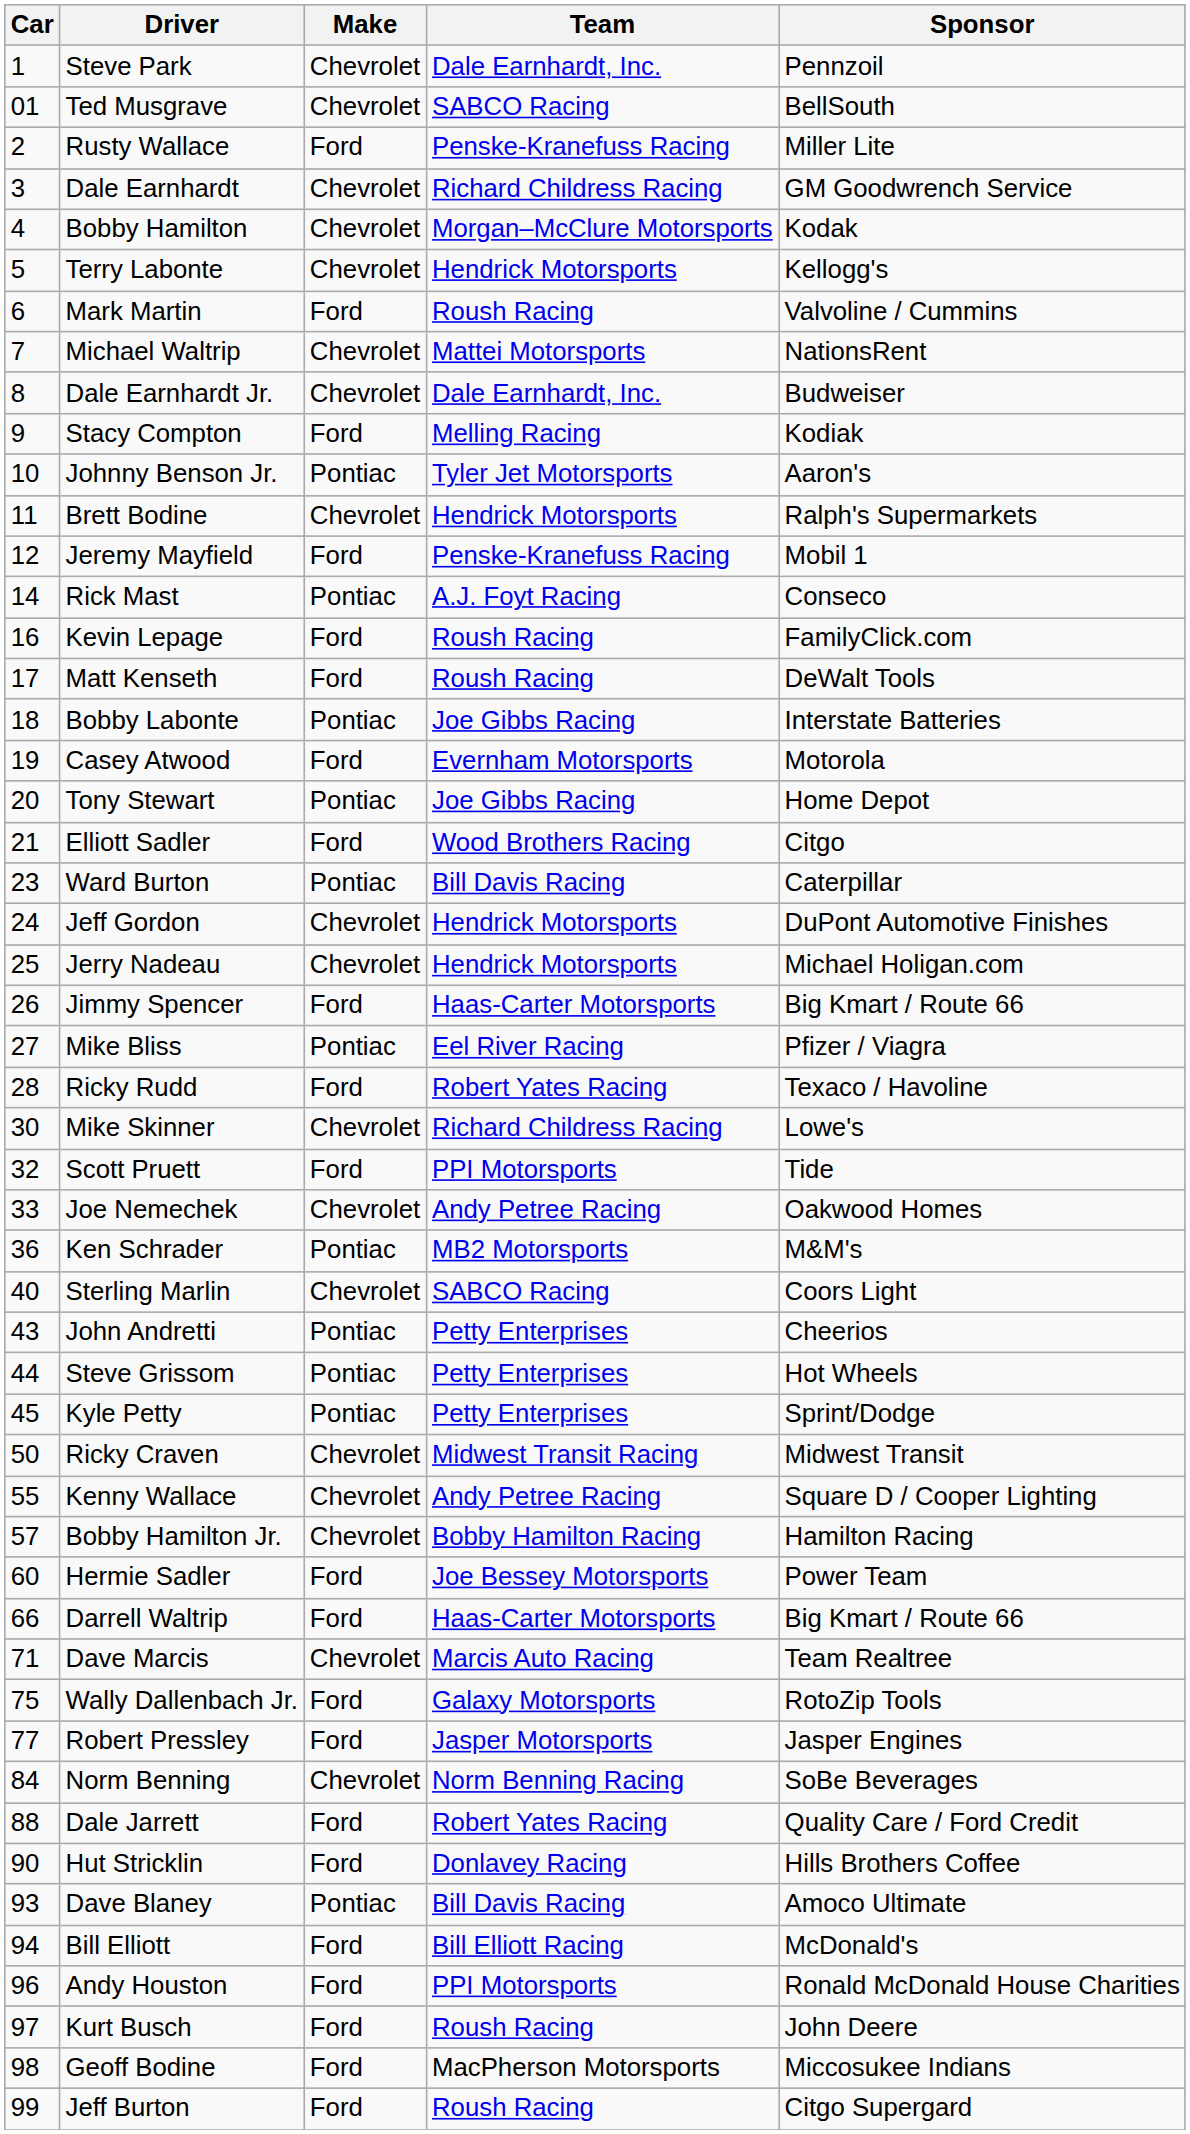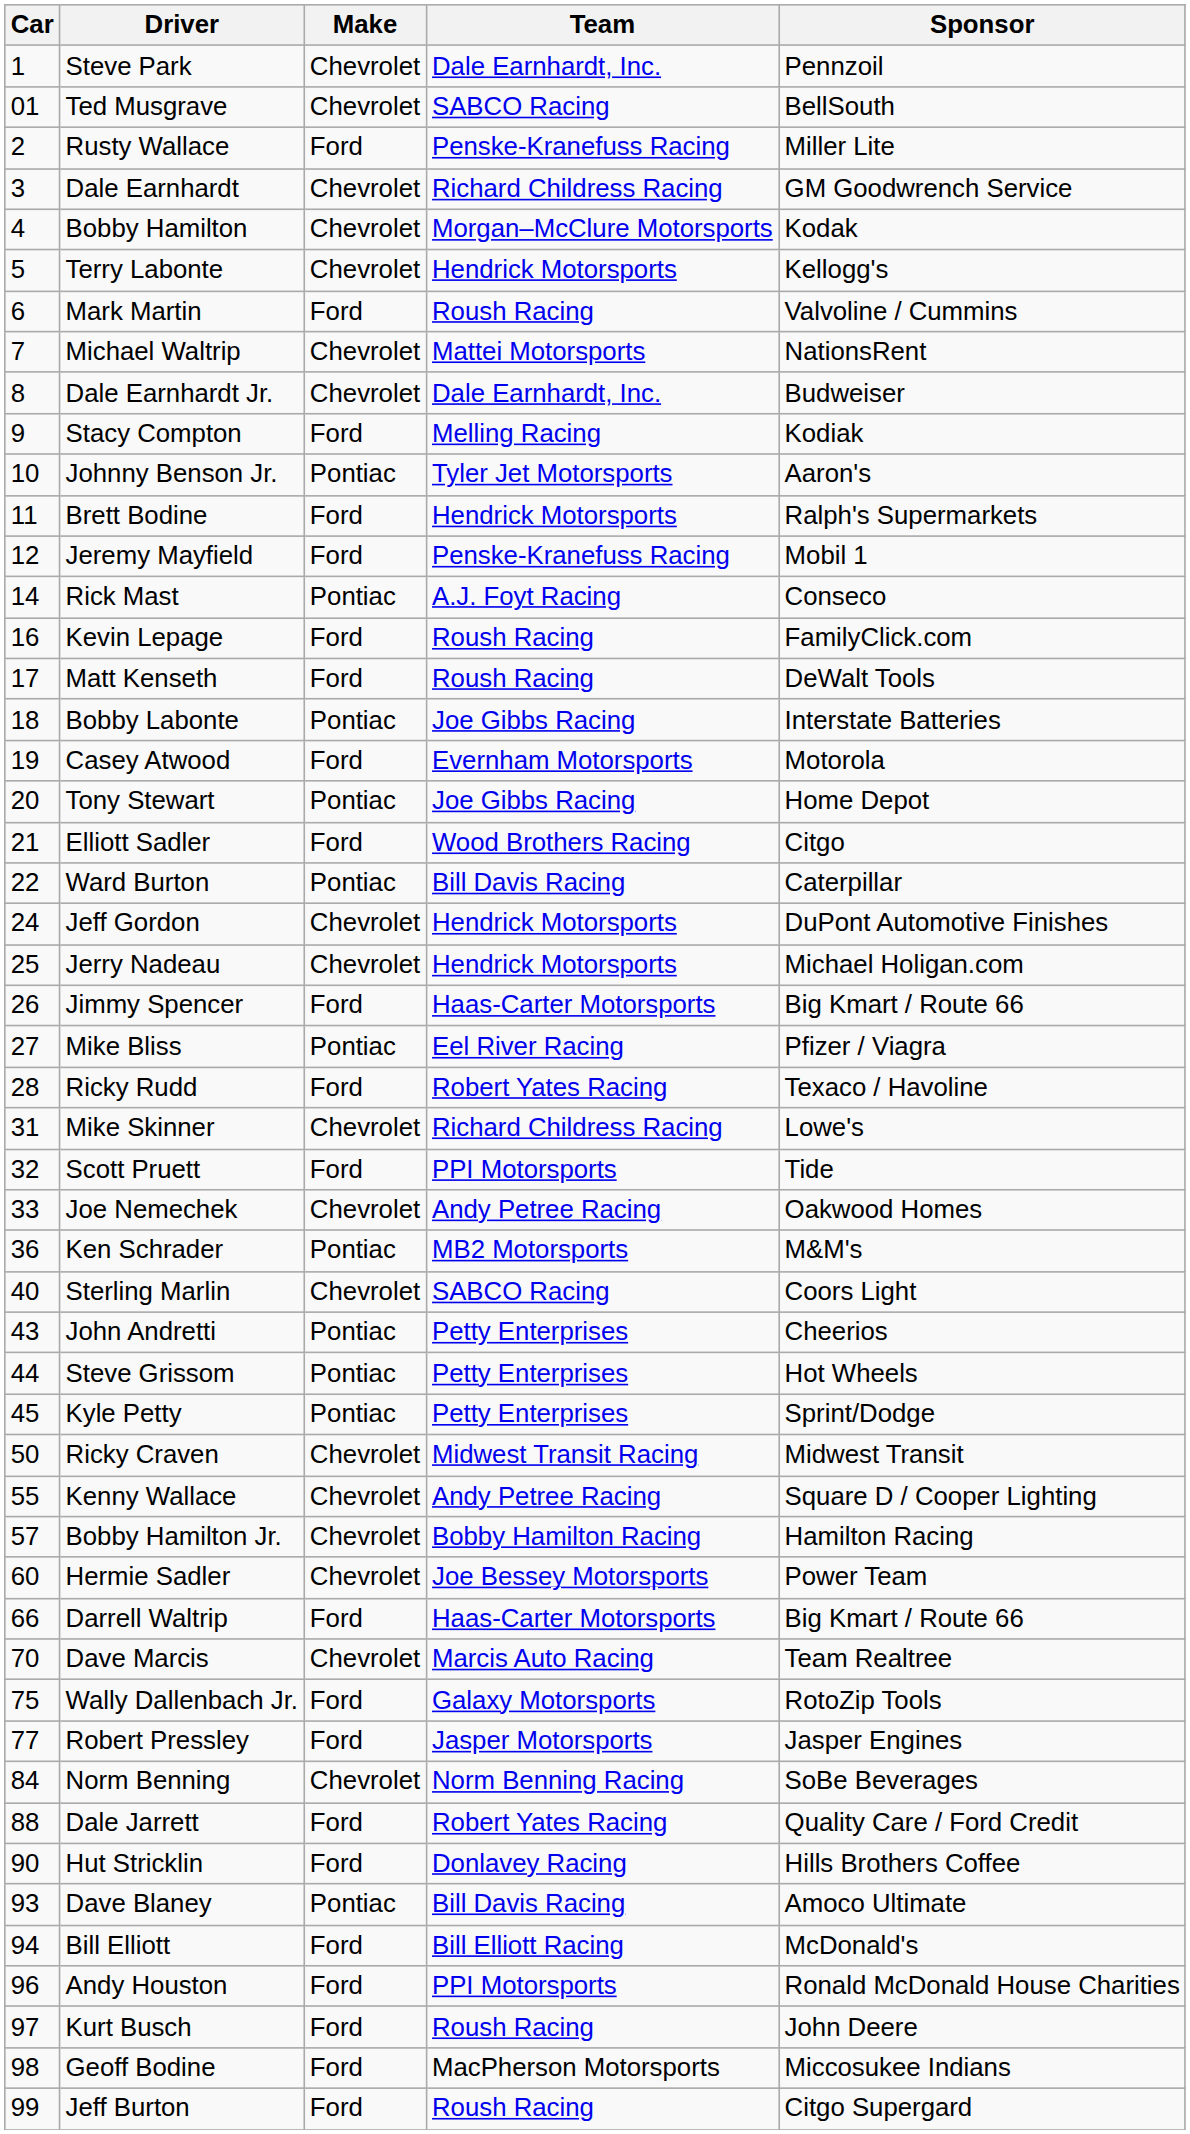(365, 515) Chevrolet -> (336, 515) Ford
(25, 882) 23 -> (25, 882) 22
(25, 1127) 30 -> (25, 1127) 31
(336, 1577) Ford -> (365, 1577) Chevrolet
(25, 1659) 71 -> (25, 1659) 70
